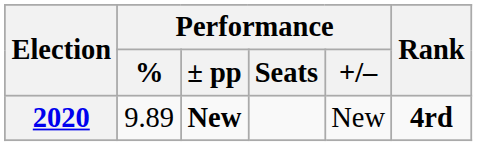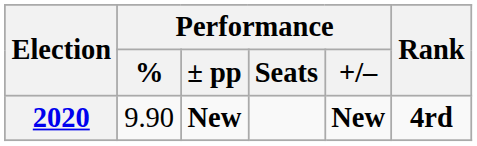(149, 117) 9.89 -> (149, 117) 9.90
(358, 117) normal -> (358, 117) bold
